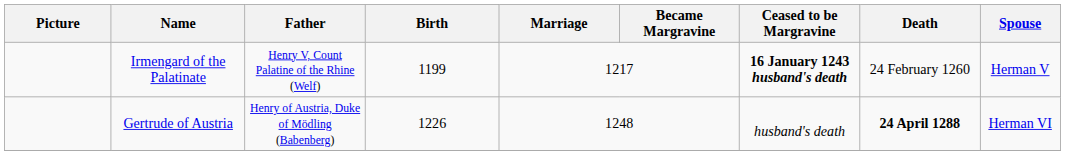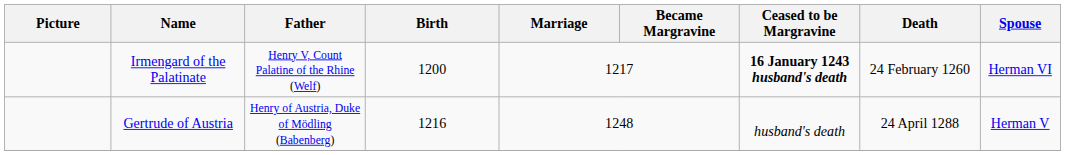(432, 69) 1199 -> (432, 69) 1200
(1020, 69) Herman V -> (1020, 69) Herman VI
(432, 123) 1226 -> (432, 123) 1216
(920, 123) bold -> (920, 123) normal
(1020, 123) Herman VI -> (1020, 123) Herman V
